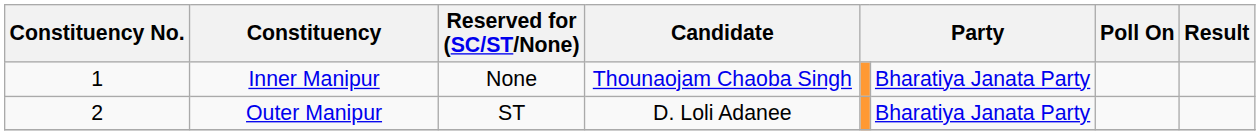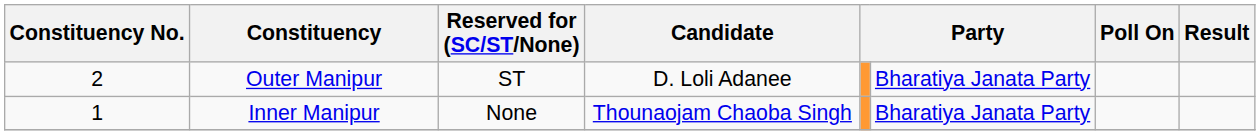rows swapped: (314, 79) <-> (314, 112)
